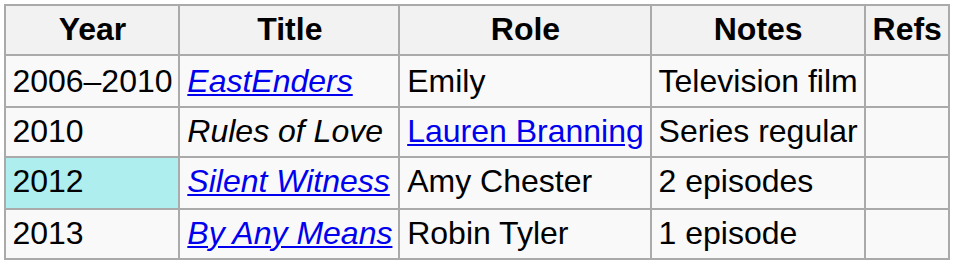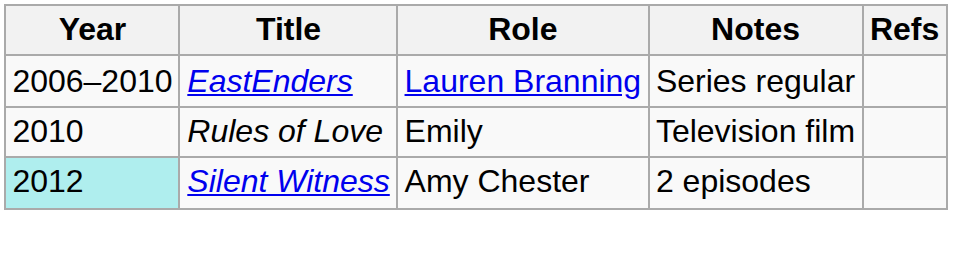(446, 80) Emily -> (523, 80) Lauren Branning
(758, 80) Television film -> (756, 80) Series regular
(526, 131) Lauren Branning -> (444, 131) Emily
(758, 131) Series regular -> (756, 131) Television film
- row: (290, 232)
